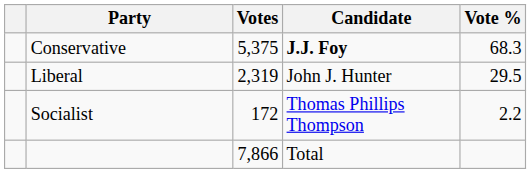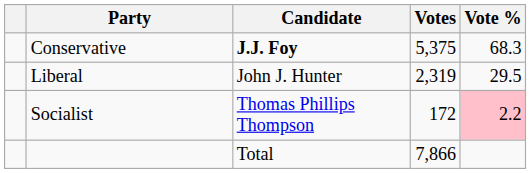columns swapped: (371, 18) <-> (257, 18)
(510, 115) no background -> (510, 115) pink background
